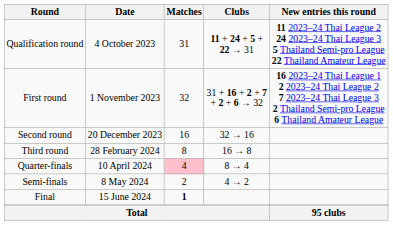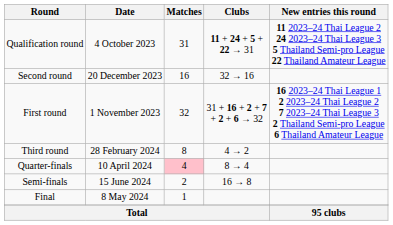rows swapped: (45, 98) <-> (45, 135)
(237, 151) 16 → 8 -> (237, 151) 4 → 2
(125, 181) 8 May 2024 -> (125, 181) 15 June 2024
(237, 181) 4 → 2 -> (237, 181) 16 → 8
(125, 197) 15 June 2024 -> (125, 197) 8 May 2024
(184, 197) bold -> (184, 197) normal
